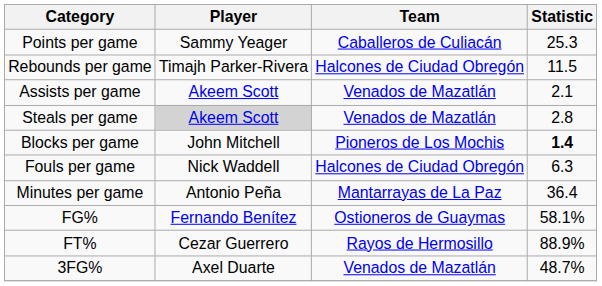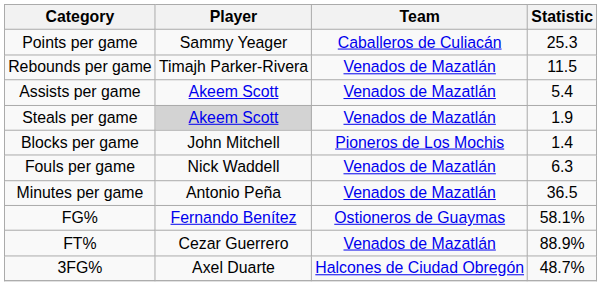(420, 67) Halcones de Ciudad Obregón -> (420, 67) Venados de Mazatlán
(562, 92) 2.1 -> (562, 92) 5.4
(562, 117) 2.8 -> (562, 117) 1.9
(562, 142) bold -> (562, 142) normal
(420, 167) Halcones de Ciudad Obregón -> (420, 167) Venados de Mazatlán
(420, 192) Mantarrayas de La Paz -> (420, 192) Venados de Mazatlán
(562, 192) 36.4 -> (562, 192) 36.5
(420, 243) Rayos de Hermosillo -> (420, 243) Venados de Mazatlán
(420, 268) Venados de Mazatlán -> (420, 268) Halcones de Ciudad Obregón
